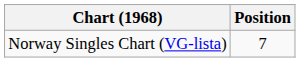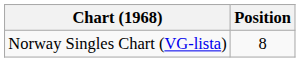(263, 43) 7 -> (263, 43) 8
